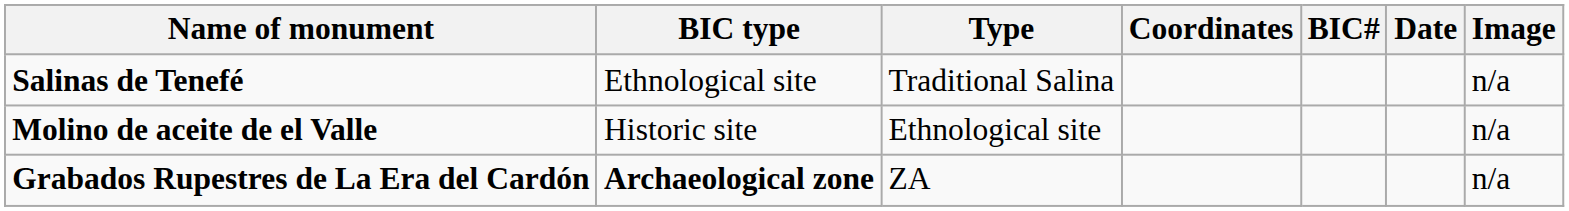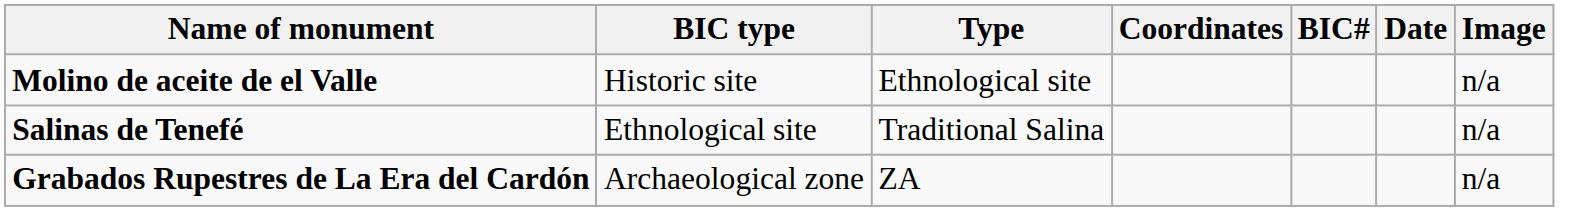rows swapped: (195, 129) <-> (128, 79)
(739, 179) bold -> (734, 179) normal
